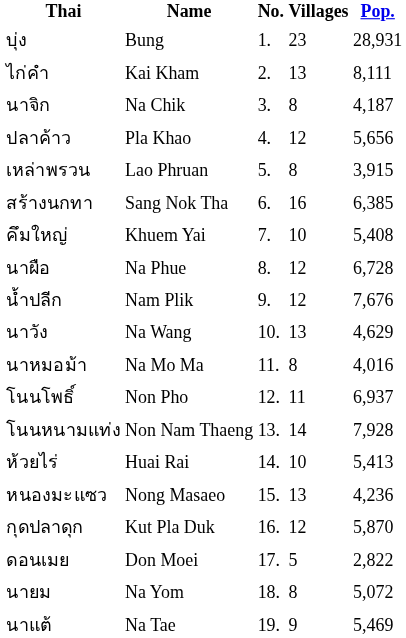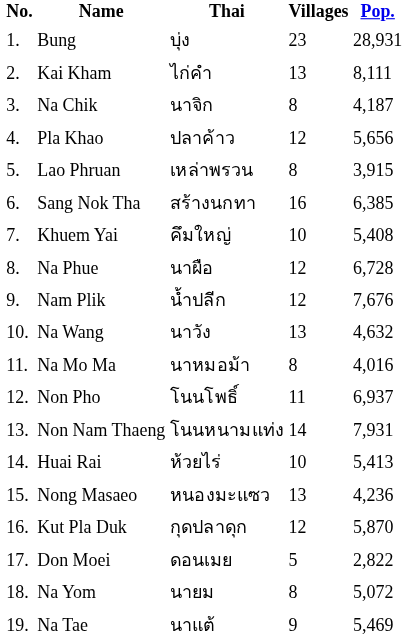columns swapped: (271, 11) <-> (63, 11)
(373, 332) 4,629 -> (373, 332) 4,632
(373, 429) 7,928 -> (373, 429) 7,931
